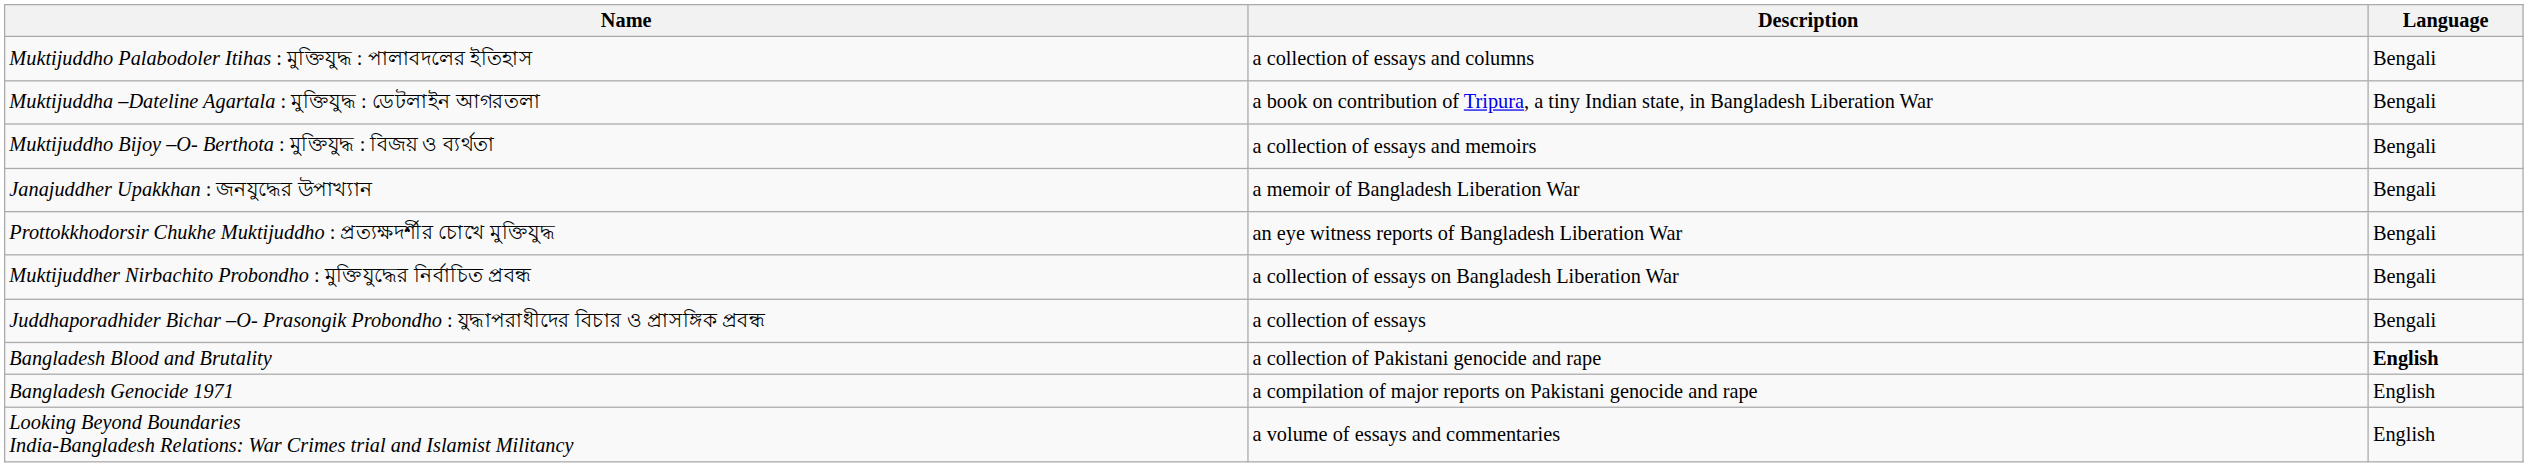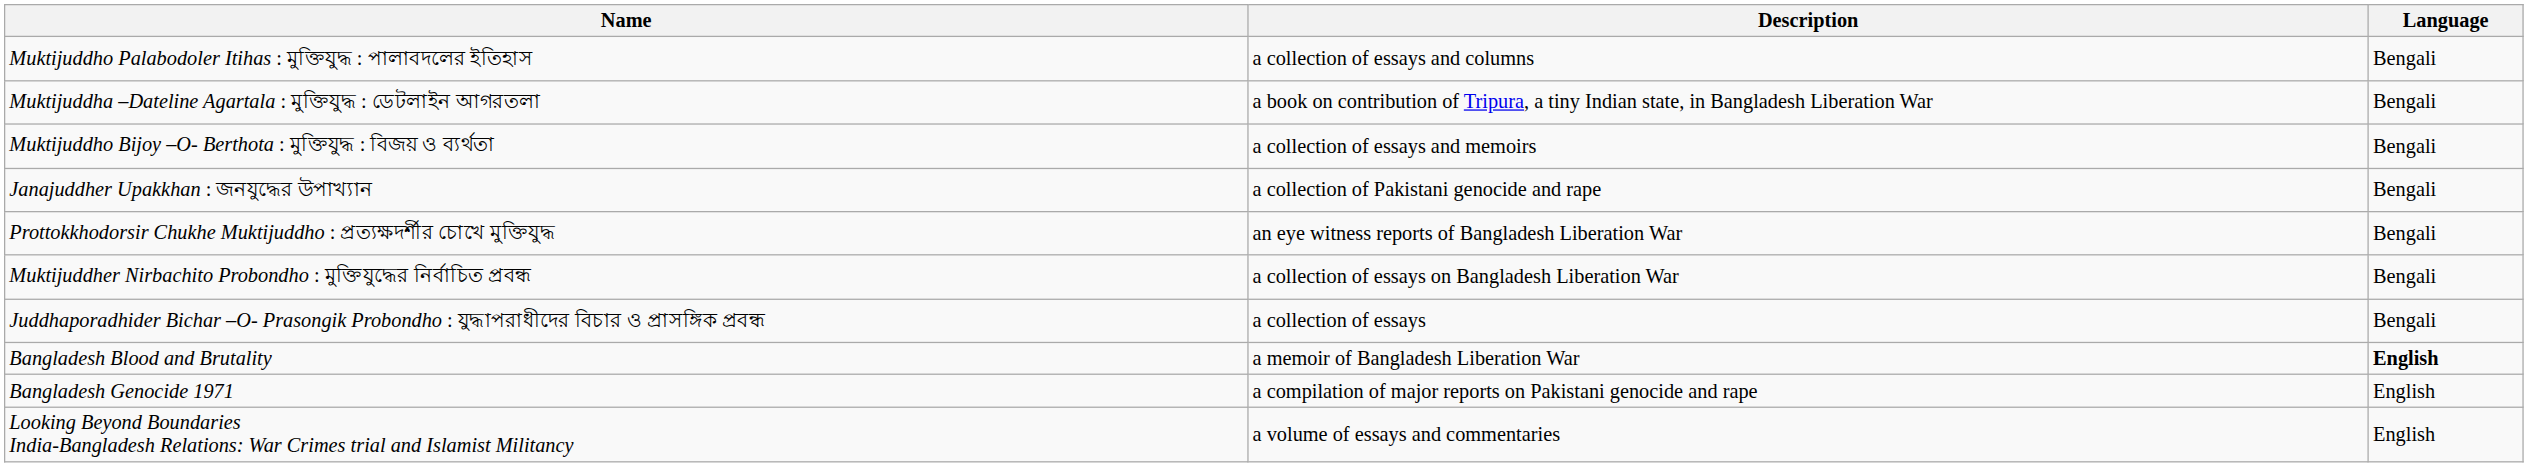(1416, 189) a memoir of Bangladesh Liberation War -> (1427, 189) a collection of Pakistani genocide and rape
(1427, 358) a collection of Pakistani genocide and rape -> (1416, 358) a memoir of Bangladesh Liberation War
